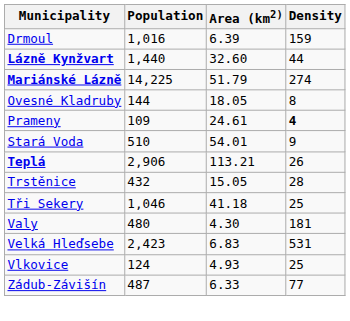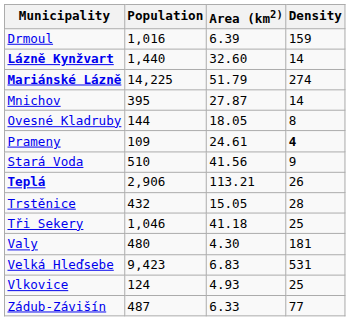(296, 59) 44 -> (296, 59) 14
+ row: (34, 100)
(228, 141) 54.01 -> (228, 162) 41.56
(146, 244) 2,423 -> (146, 265) 9,423
